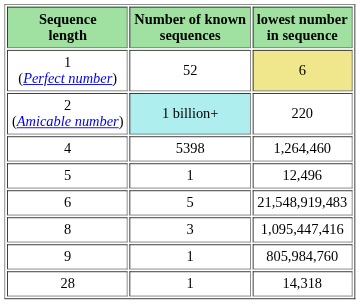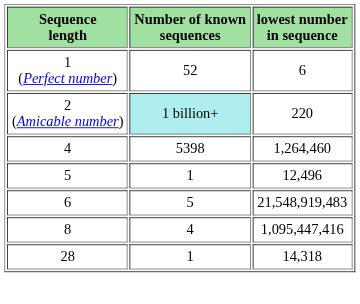(302, 70) khaki background -> (302, 70) no background
(190, 229) 3 -> (190, 229) 4
- row: (68, 256)
